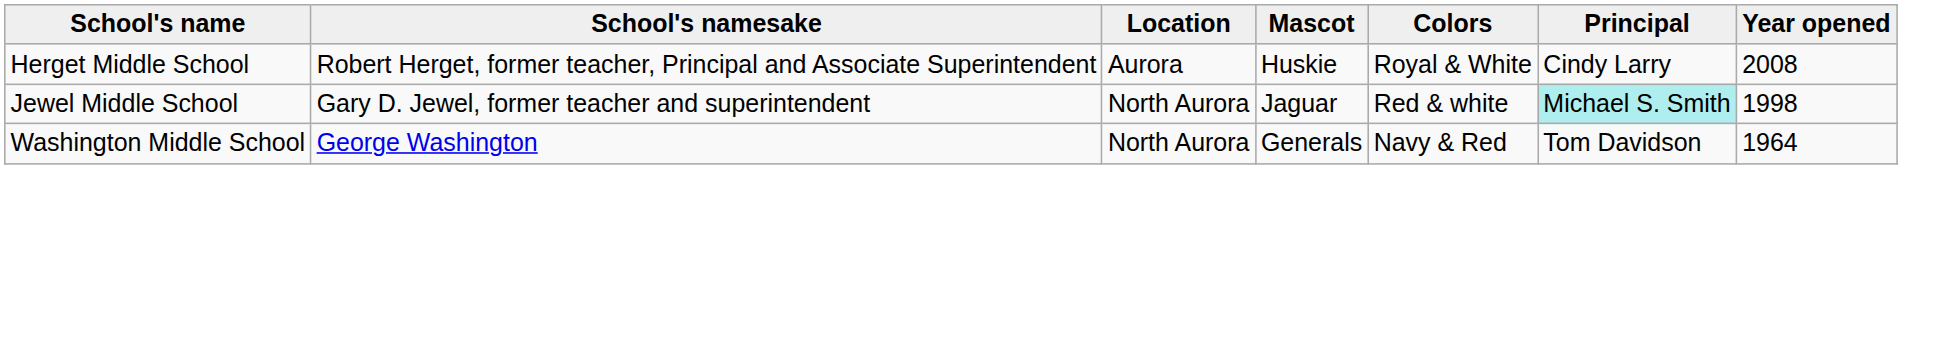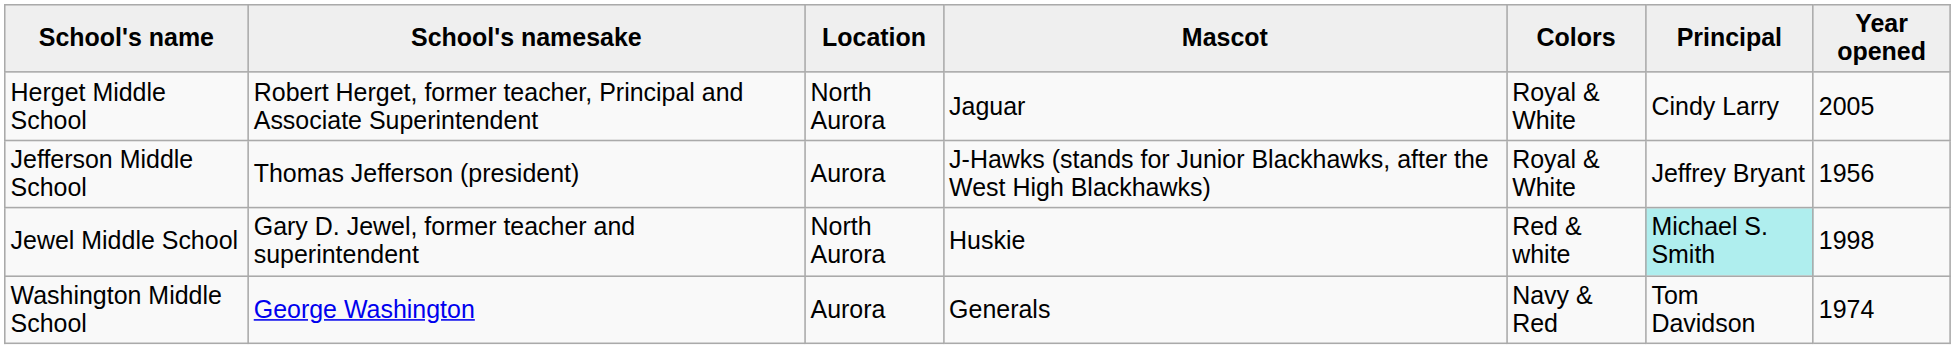(1145, 63) Aurora -> (848, 105) North Aurora
(1299, 63) Huskie -> (987, 105) Jaguar
(1770, 63) 2008 -> (1847, 105) 2005
+ row: (102, 173)
(1299, 103) Jaguar -> (987, 241) Huskie
(1179, 143) North Aurora -> (848, 308) Aurora
(1770, 143) 1964 -> (1847, 308) 1974
